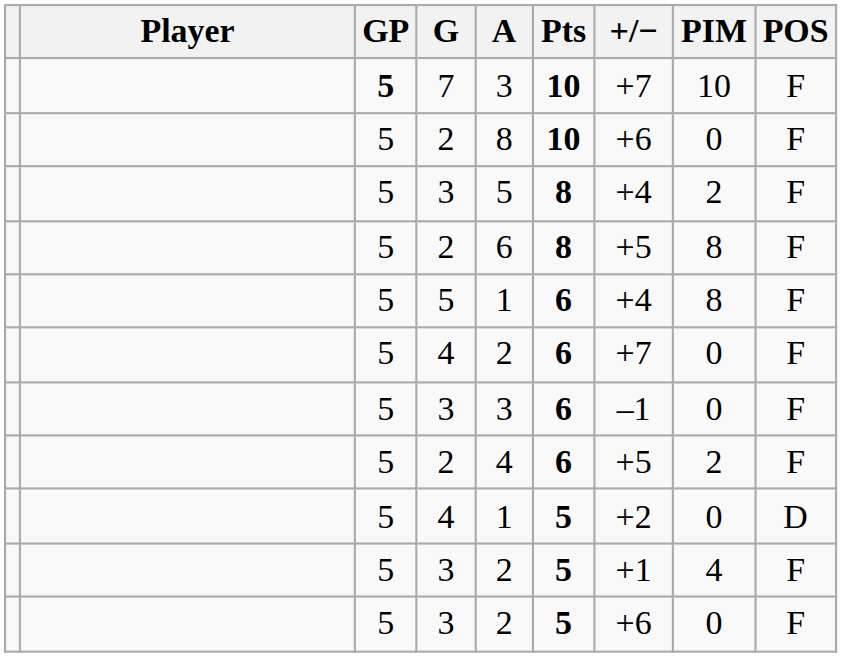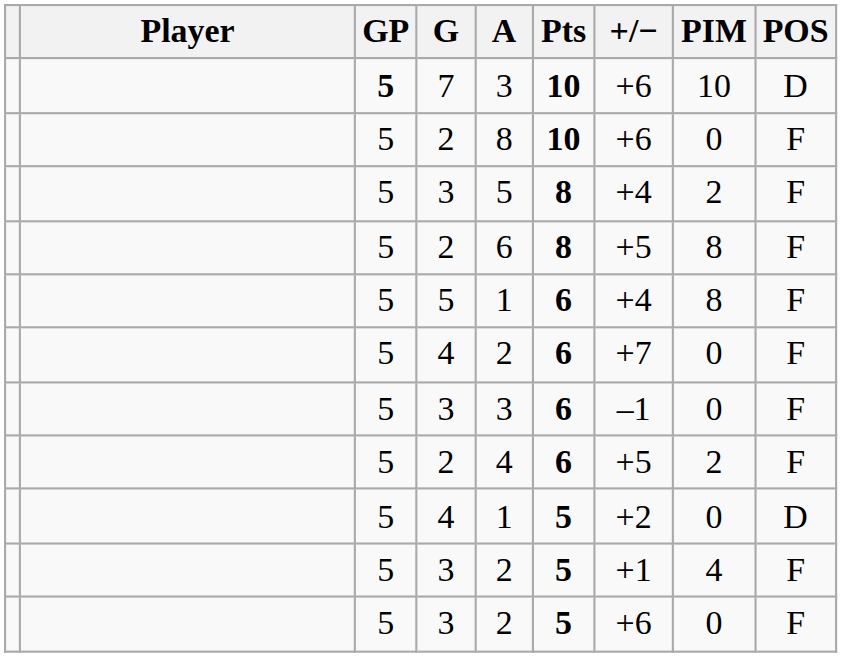(634, 85) +7 -> (634, 85) +6
(796, 85) F -> (796, 85) D
